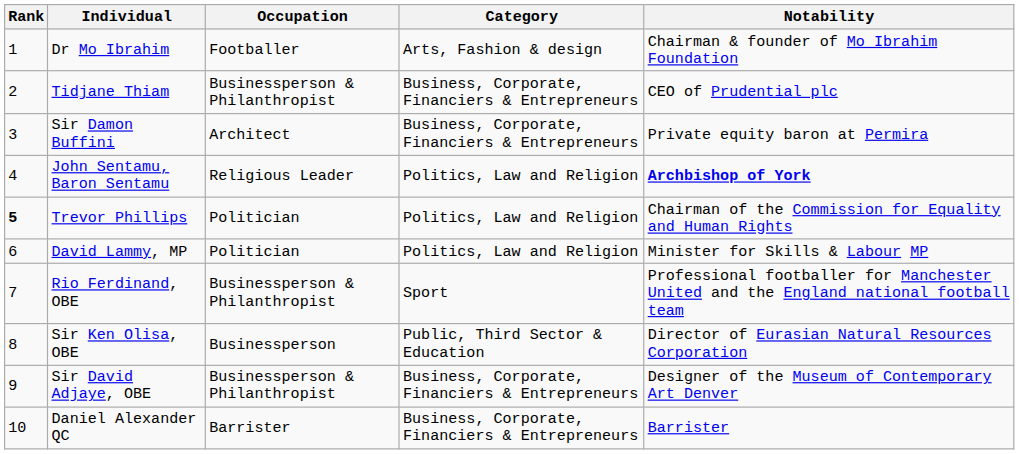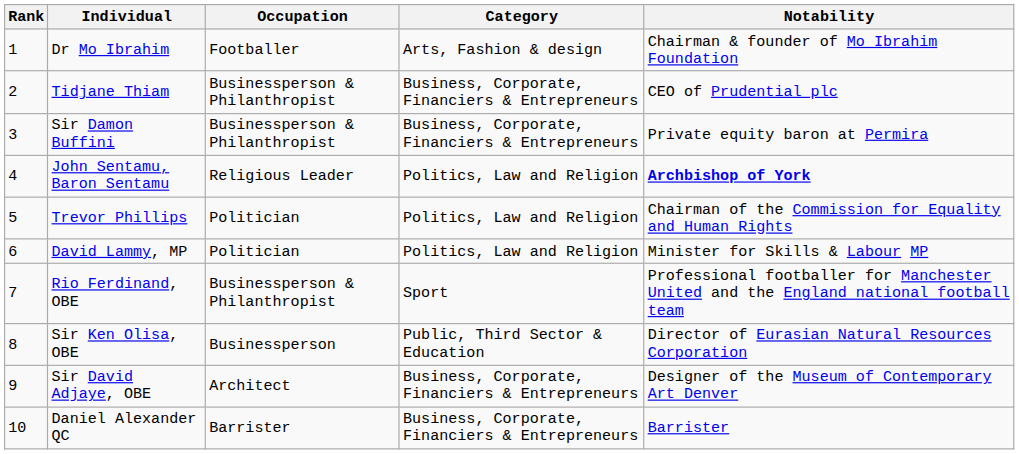(250, 134) Architect -> (282, 134) Businessperson & Philanthropist
(13, 218) bold -> (13, 218) normal
(282, 386) Businessperson & Philanthropist -> (250, 386) Architect
